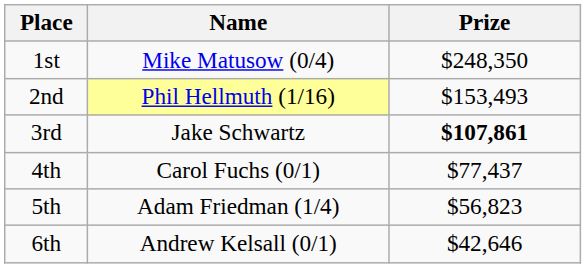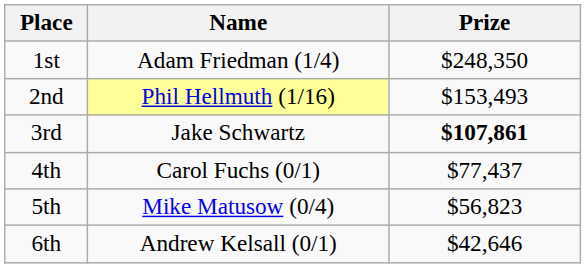(238, 59) Mike Matusow (0/4) -> (238, 59) Adam Friedman (1/4)
(238, 206) Adam Friedman (1/4) -> (238, 206) Mike Matusow (0/4)
